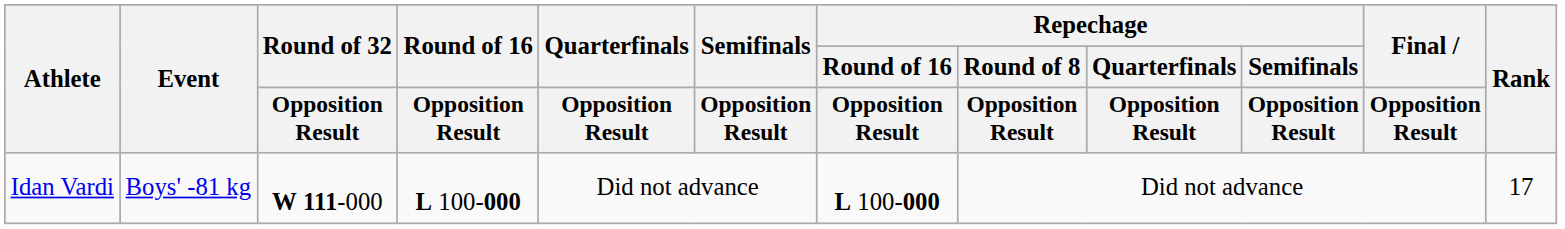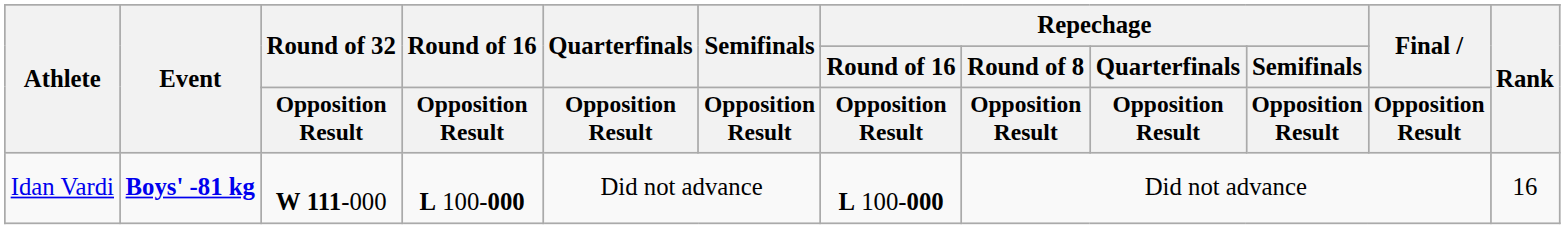(188, 187) normal -> (190, 187) bold
(1521, 187) 17 -> (1525, 187) 16
